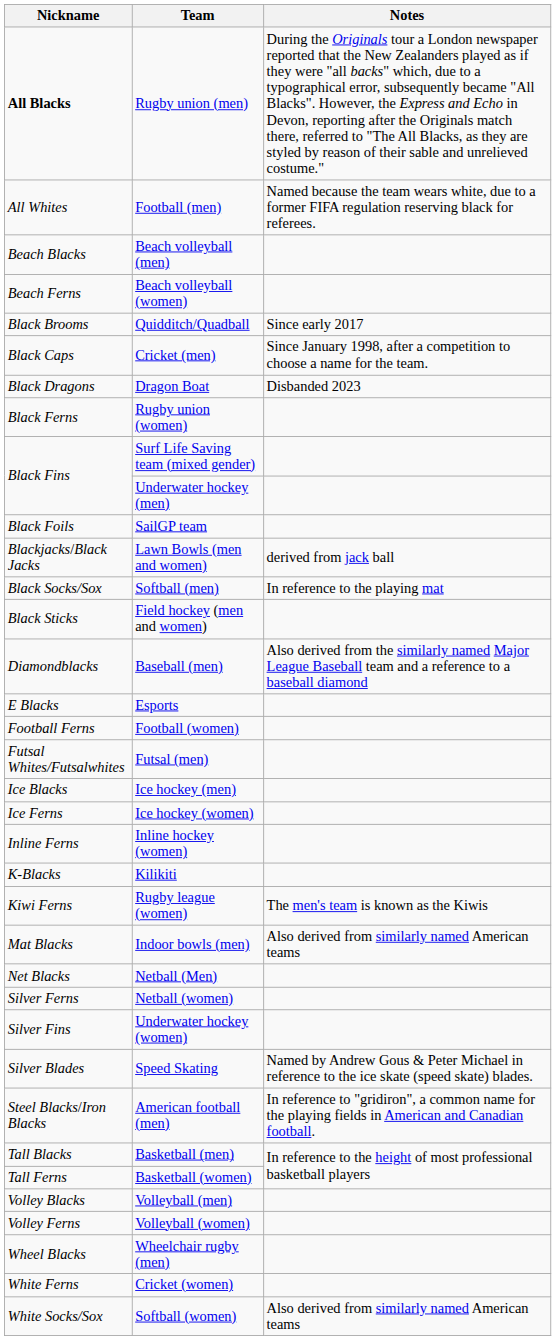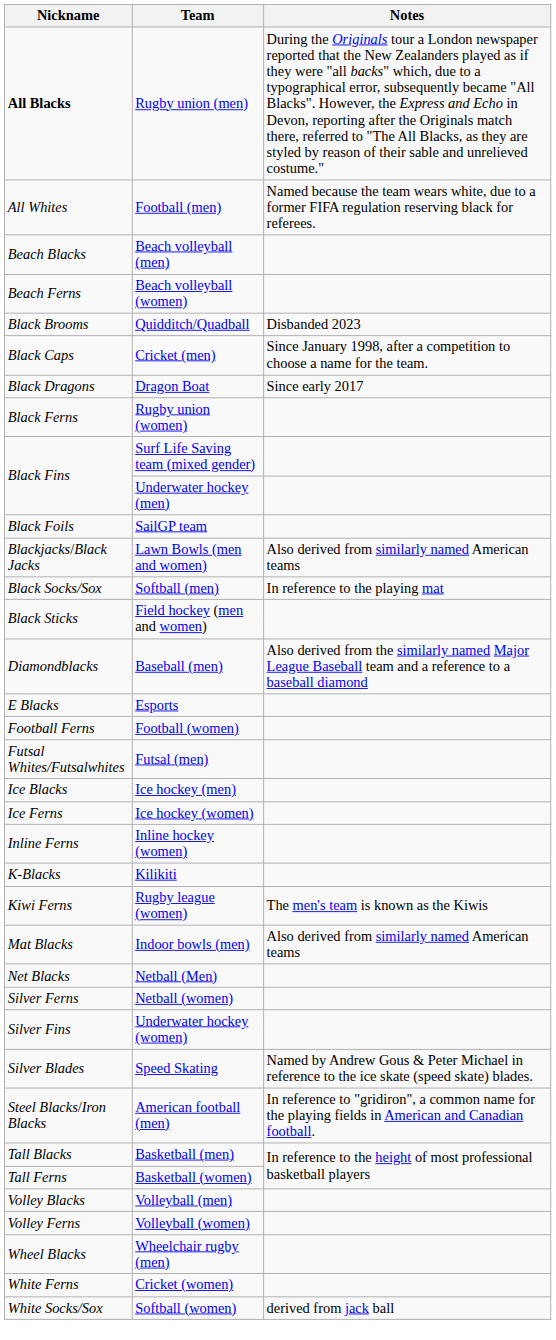(315, 324) Since early 2017 -> (314, 324) Disbanded 2023
(314, 386) Disbanded 2023 -> (315, 386) Since early 2017
(330, 557) derived from jack ball -> (398, 557) Also derived from similarly named American teams
(398, 1315) Also derived from similarly named American teams -> (330, 1307) derived from jack ball
